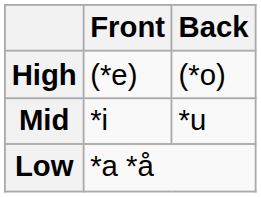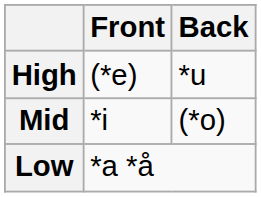(202, 74) (*o) -> (192, 74) *u
(192, 120) *u -> (202, 120) (*o)
